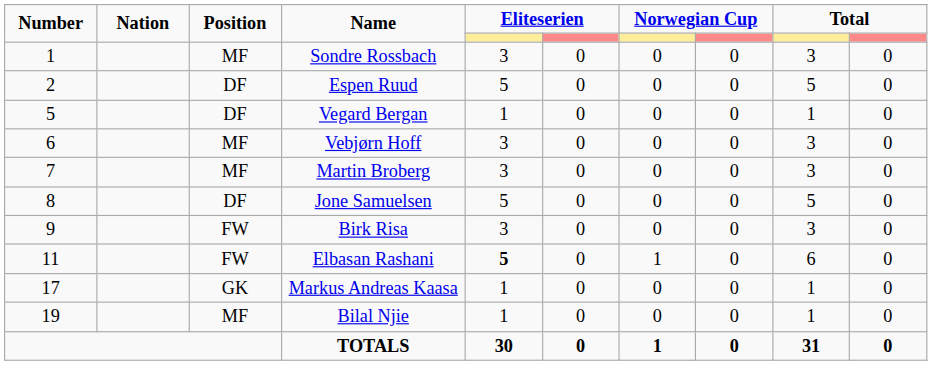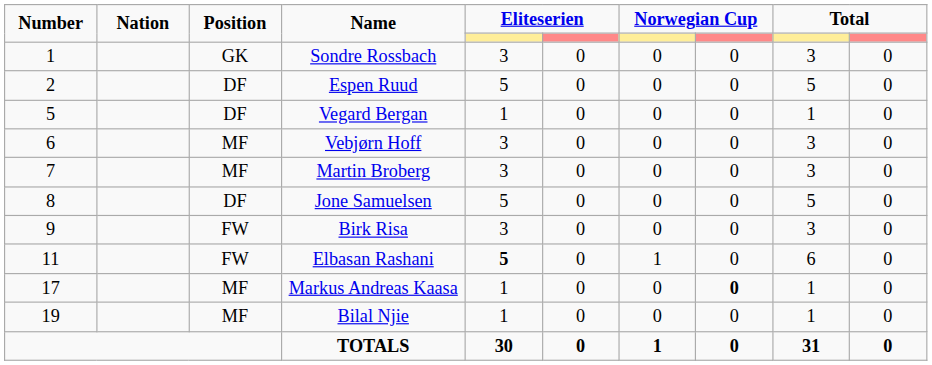(235, 56) MF -> (235, 56) GK
(235, 287) GK -> (235, 287) MF
(734, 287) normal -> (734, 287) bold
